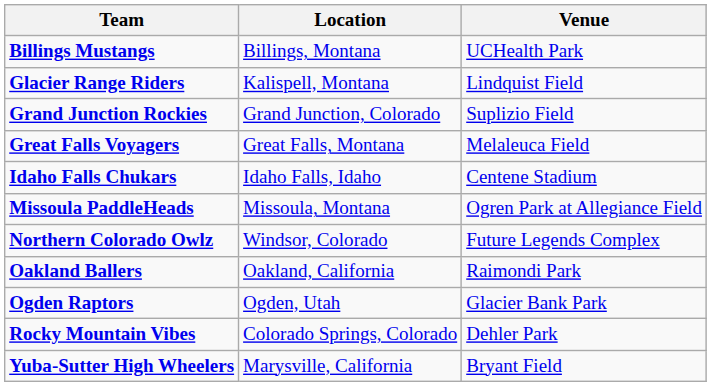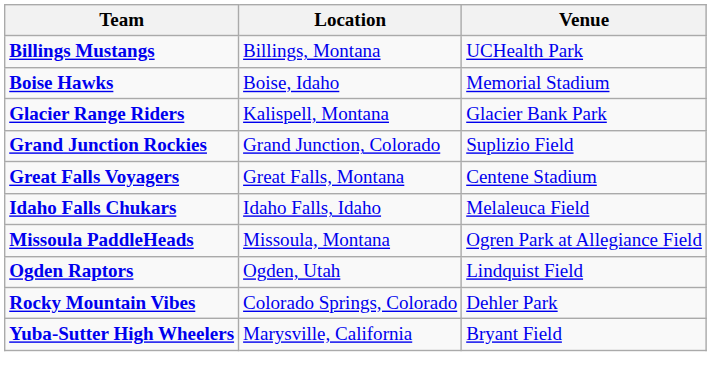+ row: (61, 82)
(525, 82) Lindquist Field -> (537, 114) Glacier Bank Park
(528, 145) Melaleuca Field -> (532, 176) Centene Stadium
(532, 176) Centene Stadium -> (528, 208) Melaleuca Field
- row: (111, 239)
- row: (76, 271)
(537, 302) Glacier Bank Park -> (525, 271) Lindquist Field
